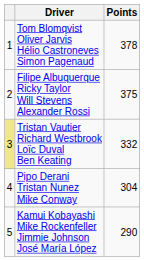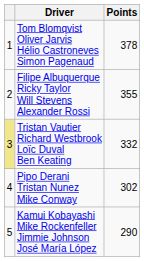(129, 95) 375 -> (129, 95) 355
(129, 188) 304 -> (129, 188) 302
